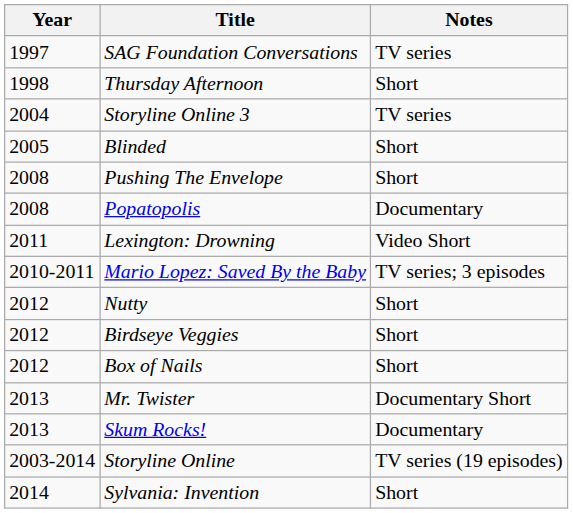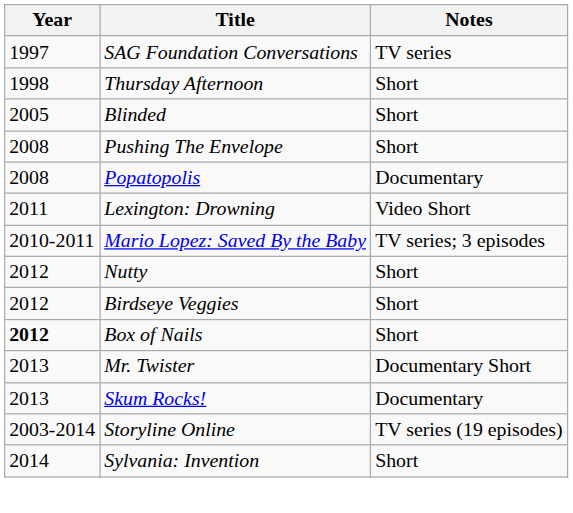- row: (177, 114)
(29, 366) normal -> (29, 334) bold
